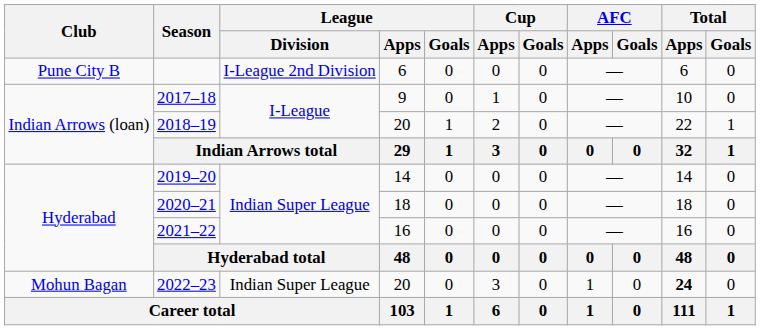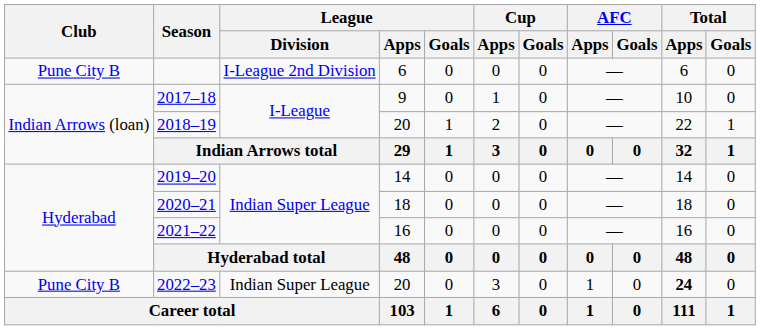(79, 284) Mohun Bagan -> (79, 284) Pune City B
